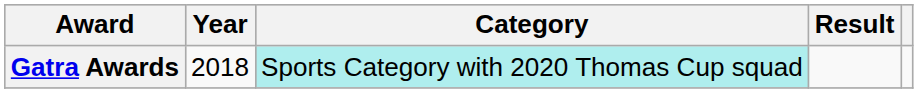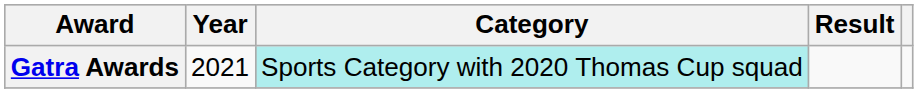(220, 66) 2018 -> (220, 66) 2021
